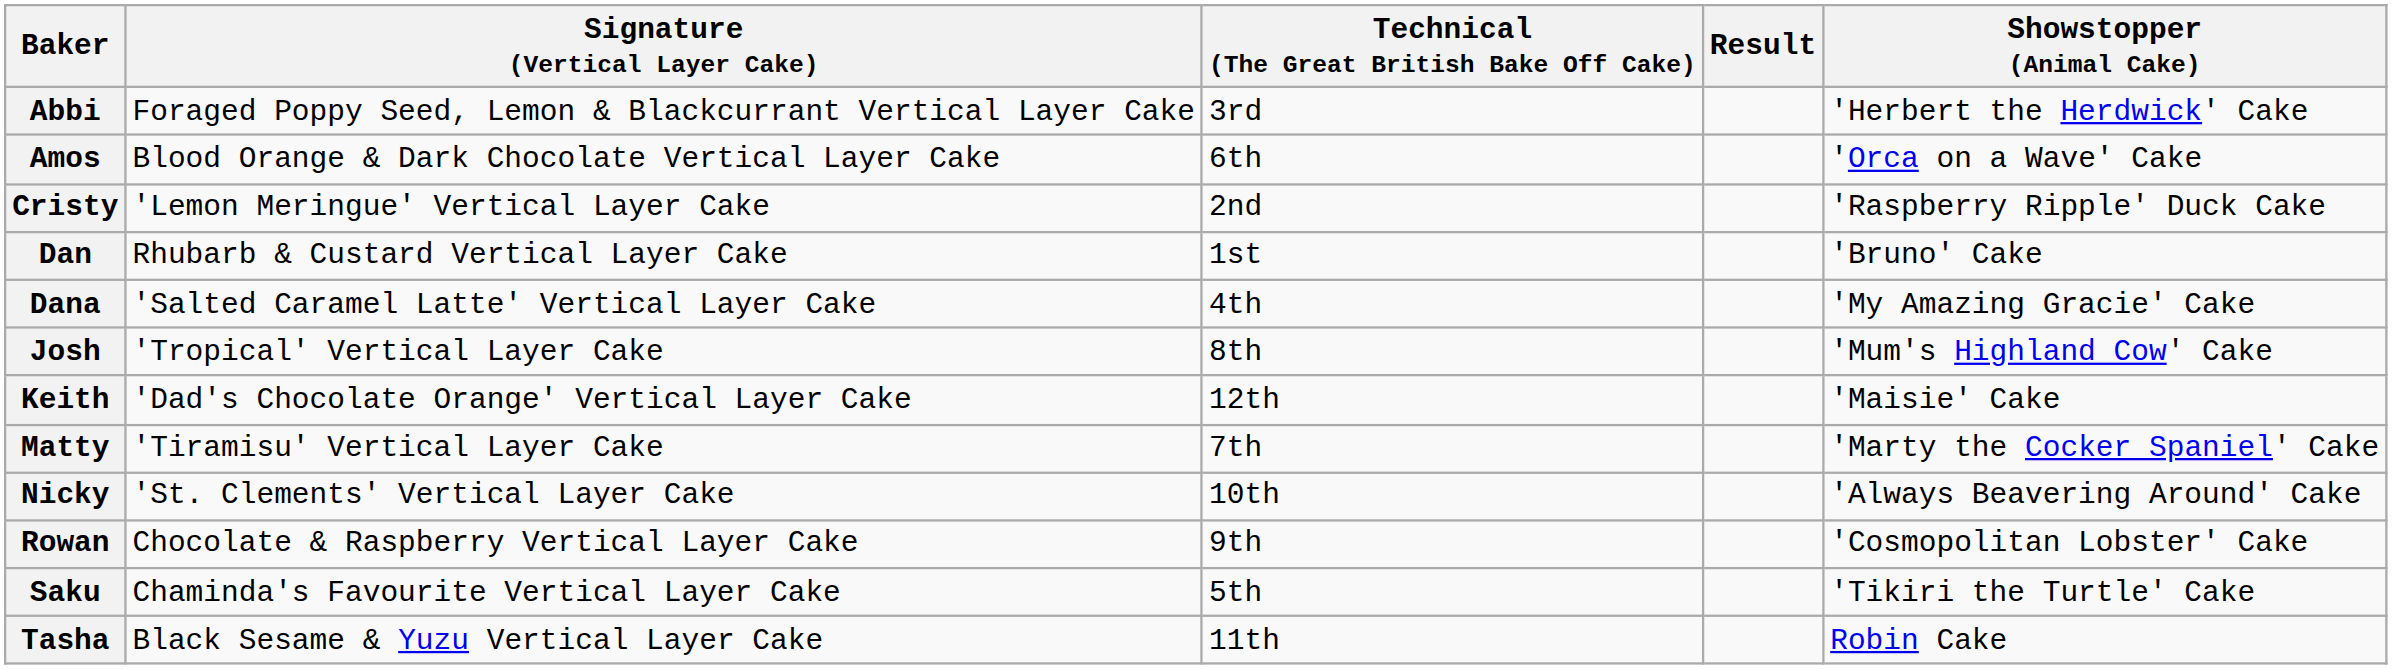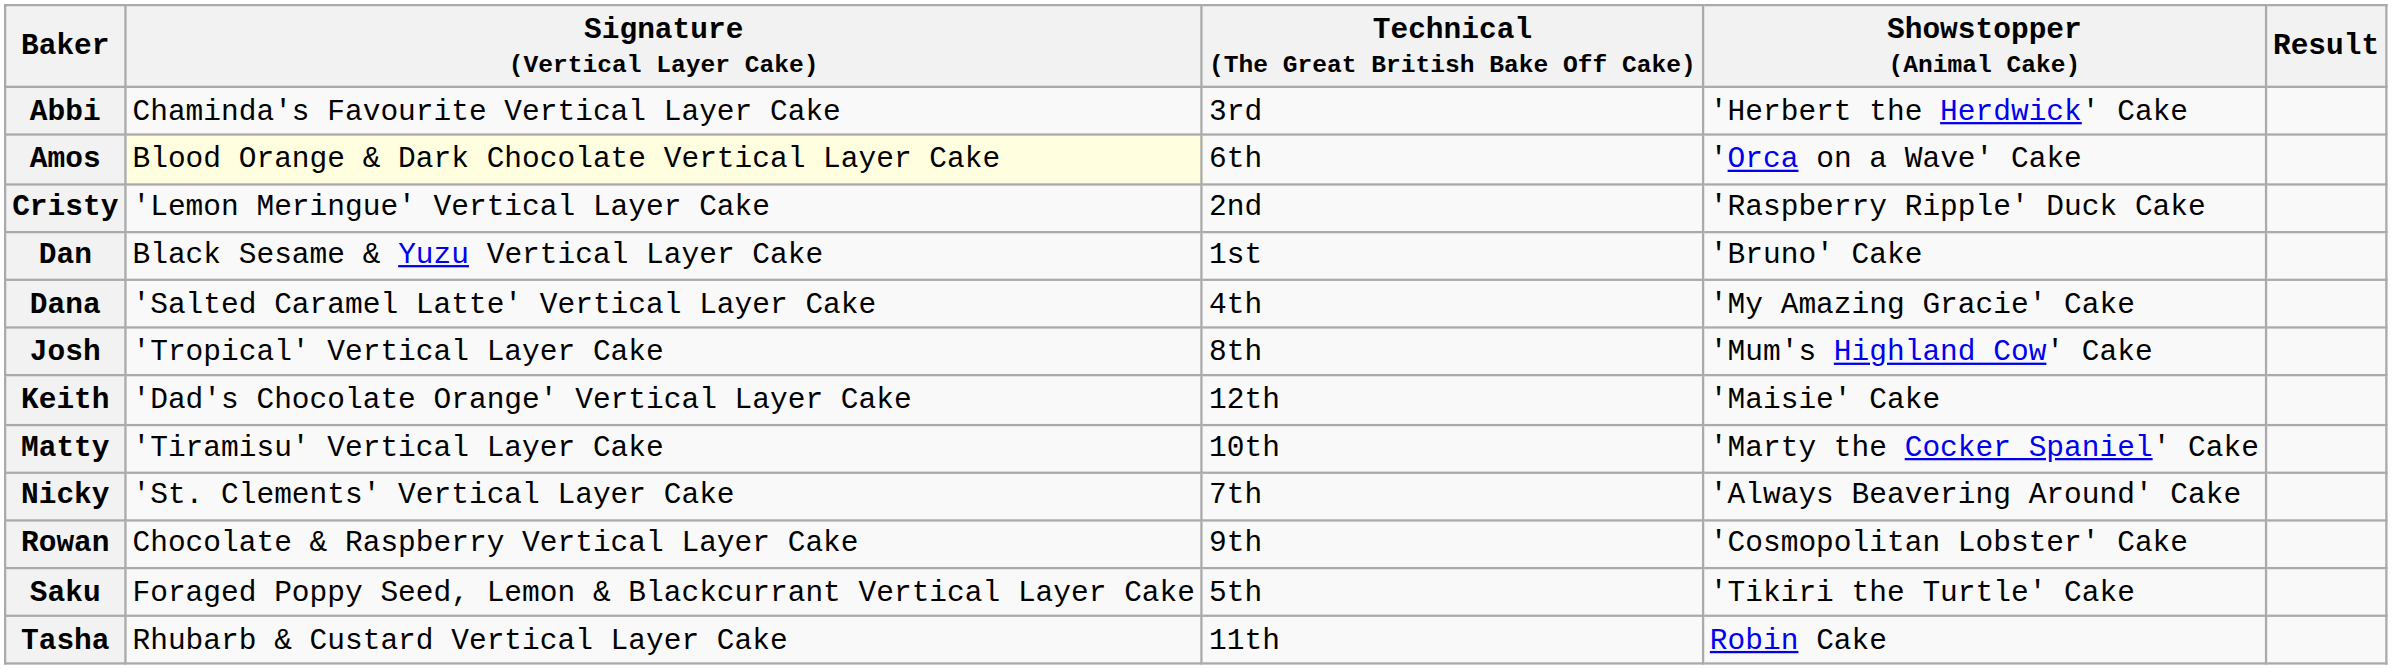columns swapped: (2105, 45) <-> (1763, 46)
(664, 111) Foraged Poppy Seed, Lemon & Blackcurrant Vertical Layer Cake -> (487, 111) Chaminda's Favourite Vertical Layer Cake
(566, 159) no background -> (566, 159) lightyellow background
(460, 256) Rhubarb & Custard Vertical Layer Cake -> (478, 256) Black Sesame & Yuzu Vertical Layer Cake
(1236, 448) 7th -> (1244, 448) 10th
(1244, 496) 10th -> (1236, 496) 7th
(487, 592) Chaminda's Favourite Vertical Layer Cake -> (664, 592) Foraged Poppy Seed, Lemon & Blackcurrant Vertical Layer Cake
(478, 640) Black Sesame & Yuzu Vertical Layer Cake -> (460, 640) Rhubarb & Custard Vertical Layer Cake
